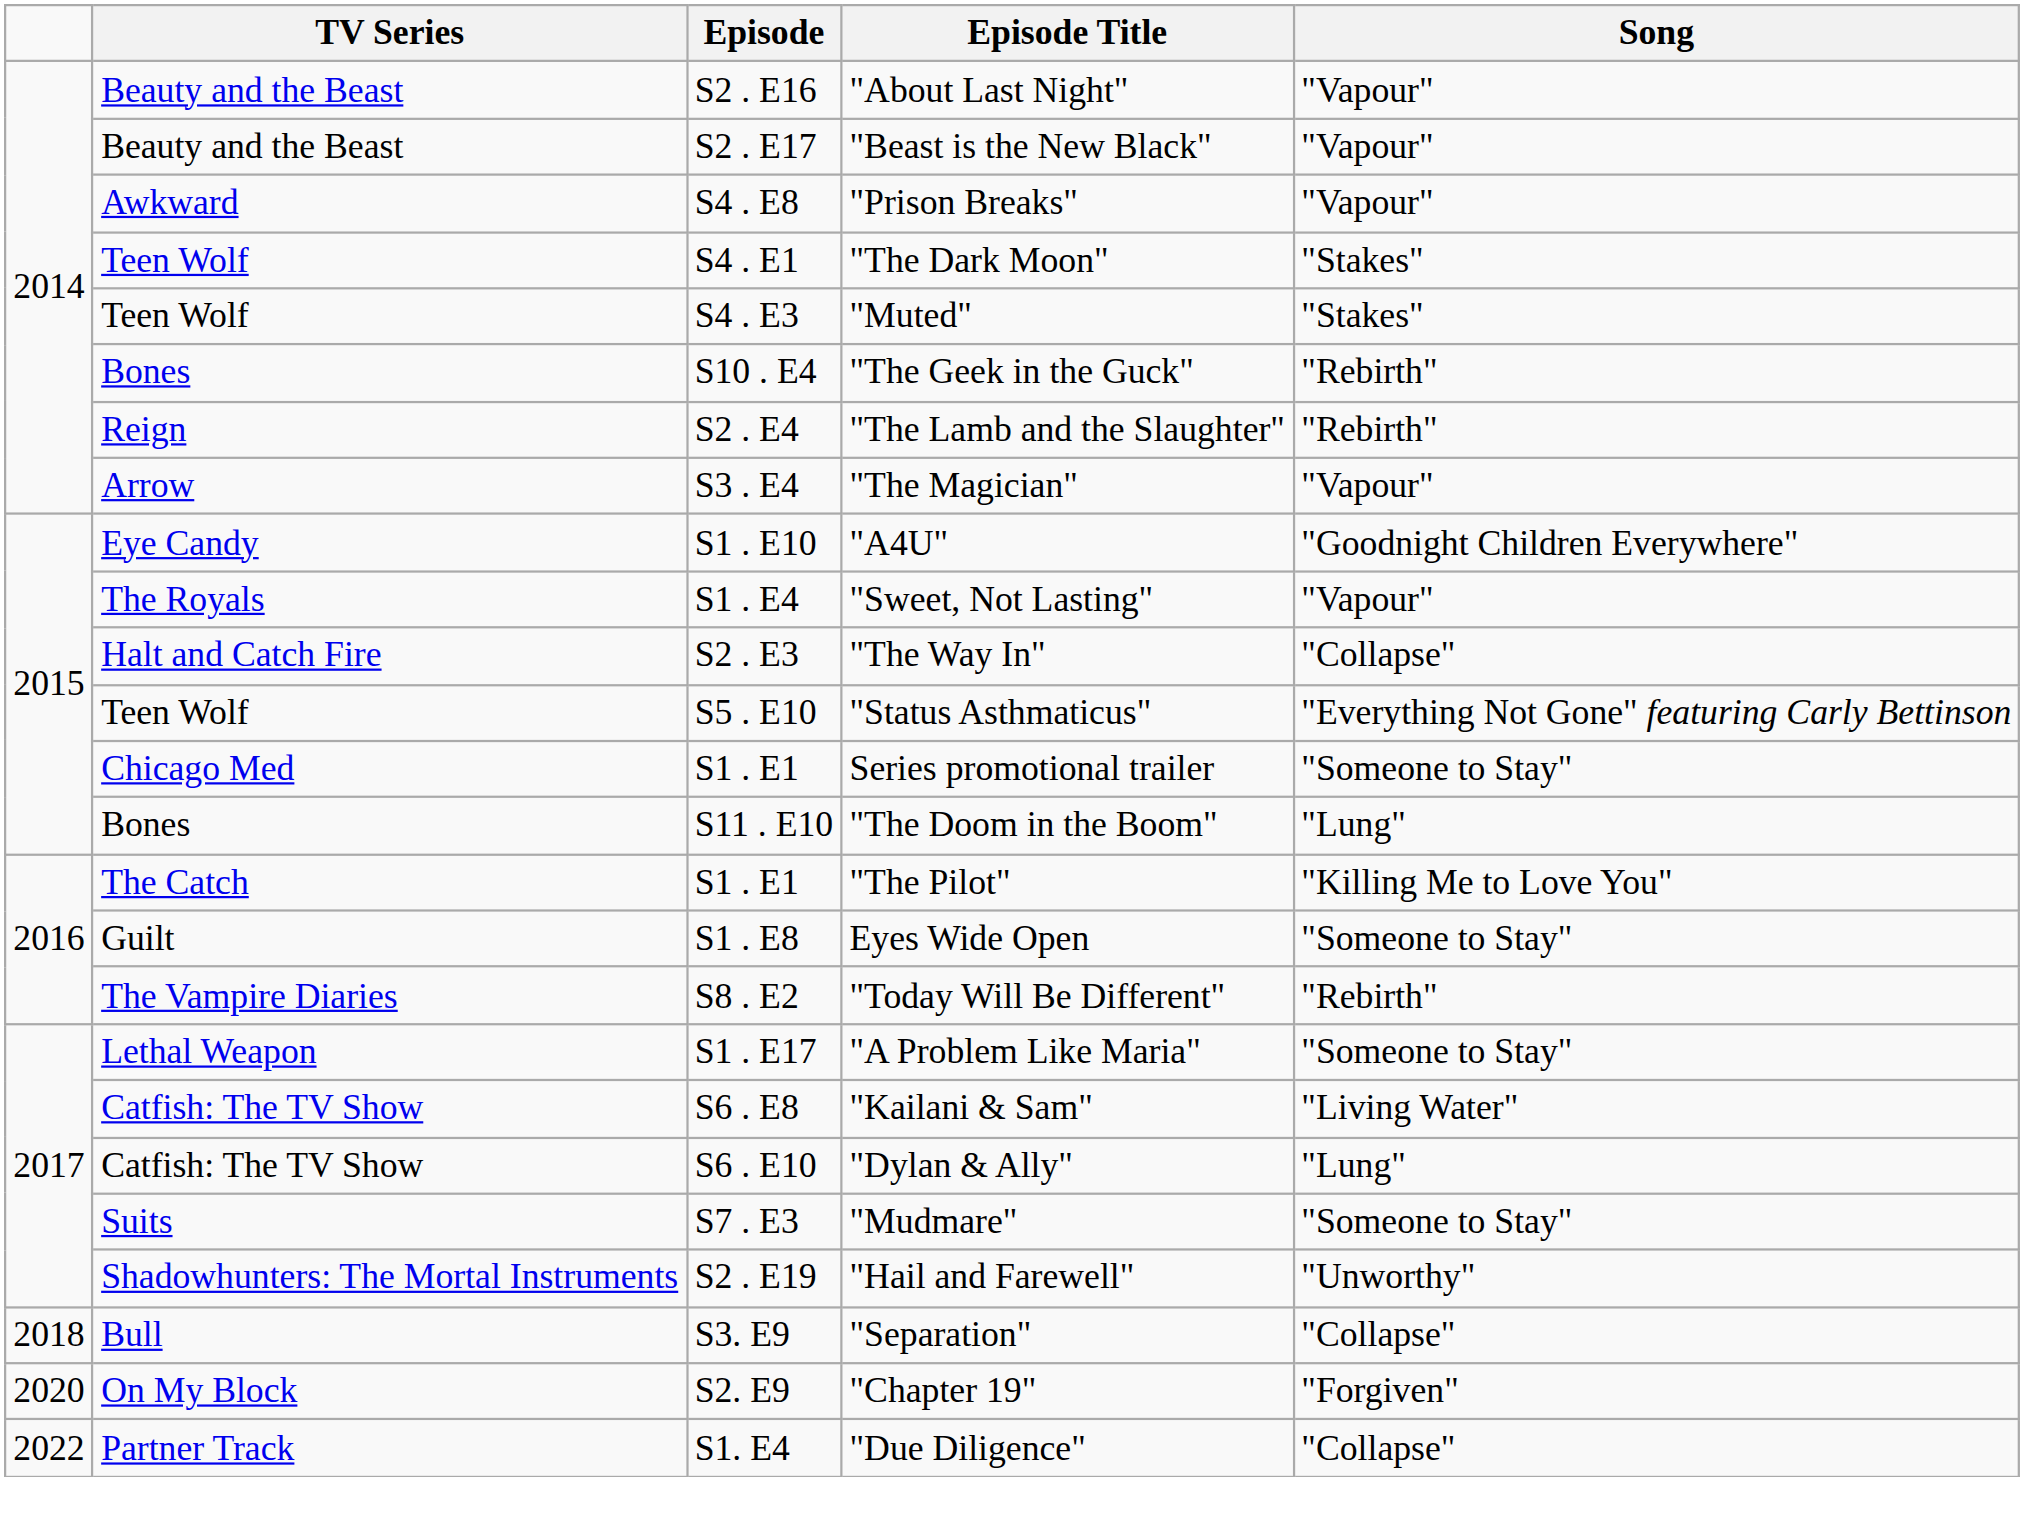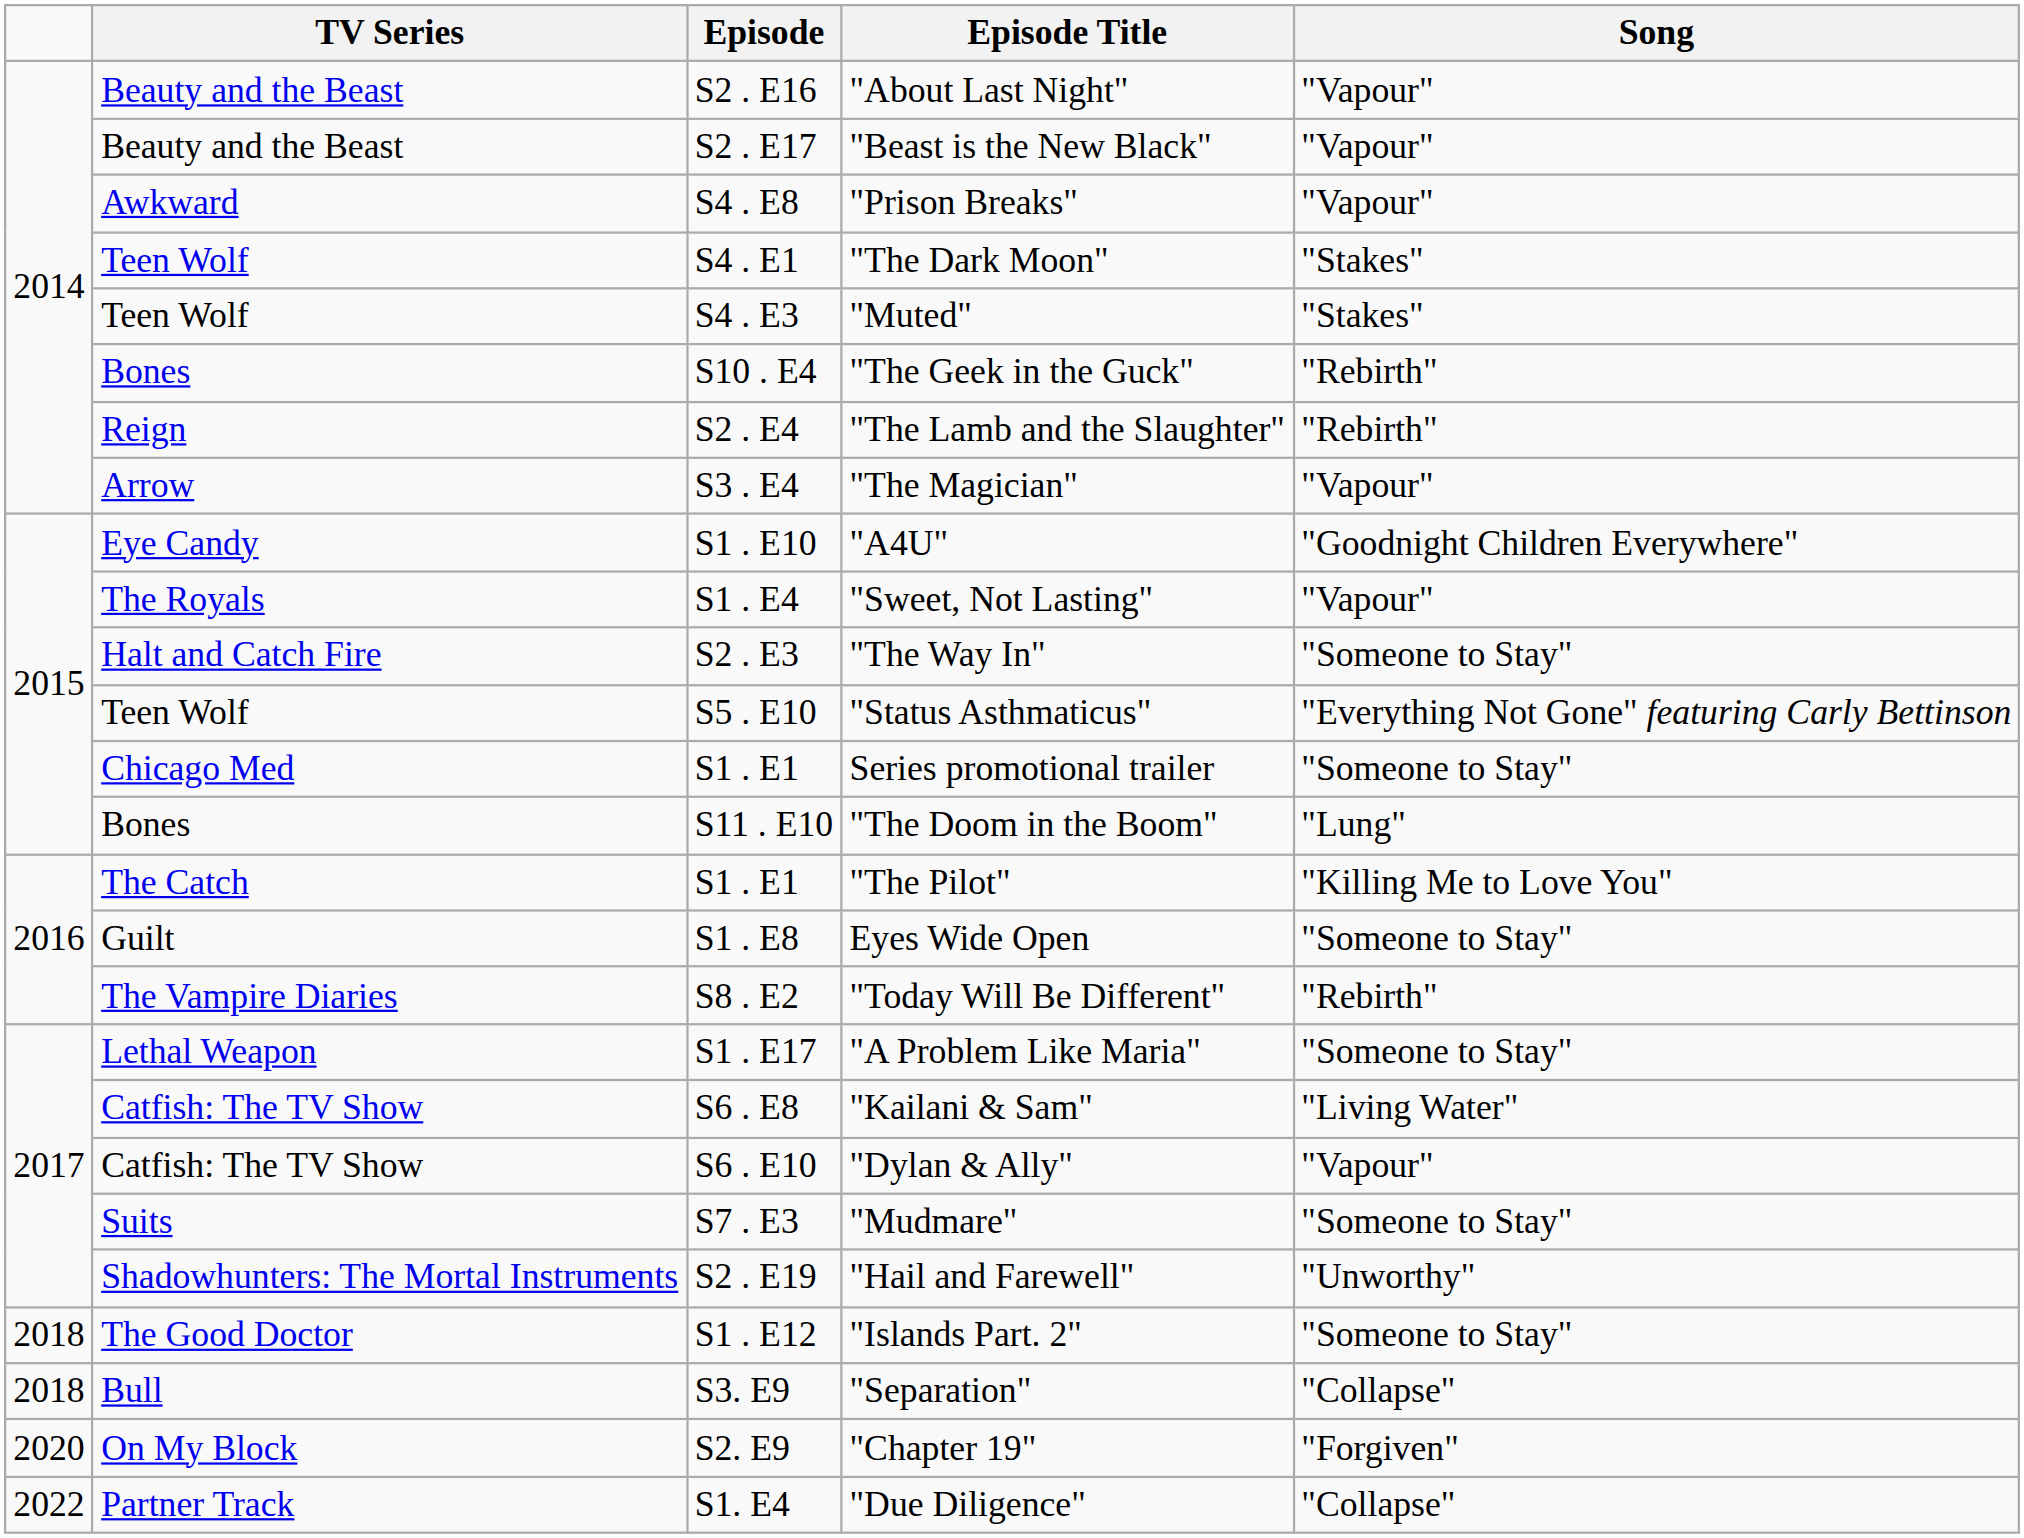(1378, 655) "Collapse" -> (1437, 655) "Someone to Stay"
(1354, 1164) "Lung" -> (1367, 1164) "Vapour"
+ row: (966, 1334)
